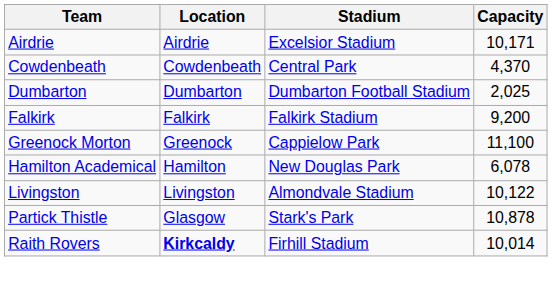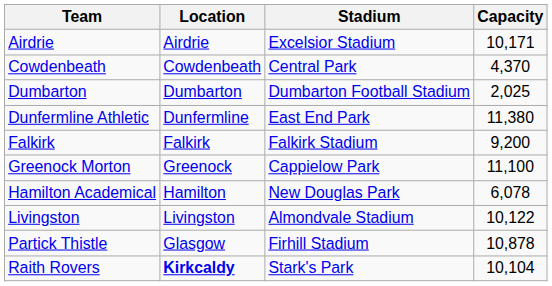+ row: (79, 117)
(311, 218) Stark's Park -> (319, 243) Firhill Stadium
(319, 243) Firhill Stadium -> (311, 268) Stark's Park
(510, 243) 10,014 -> (510, 268) 10,104
